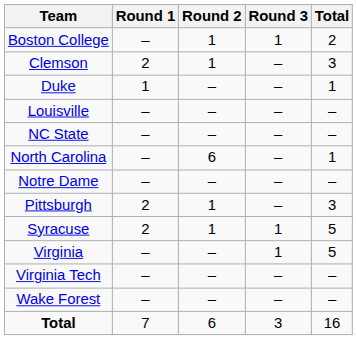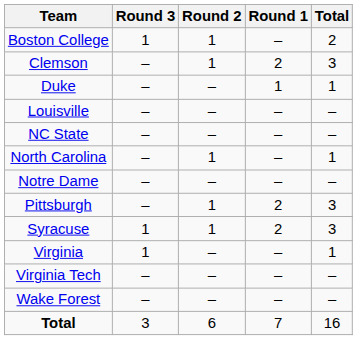columns swapped: (145, 16) <-> (278, 16)
(212, 157) 6 -> (212, 157) 1
(332, 228) 5 -> (332, 228) 3
(332, 252) 5 -> (332, 252) 1
